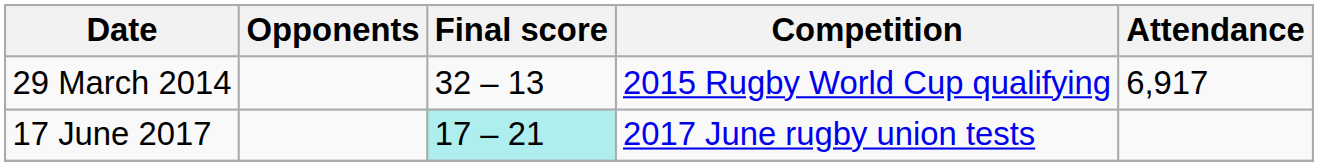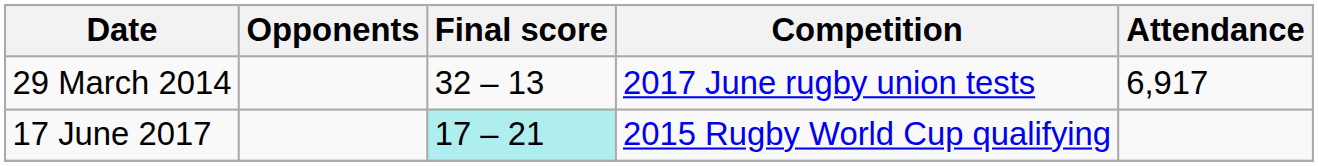(867, 82) 2015 Rugby World Cup qualifying -> (829, 82) 2017 June rugby union tests
(829, 134) 2017 June rugby union tests -> (867, 134) 2015 Rugby World Cup qualifying
